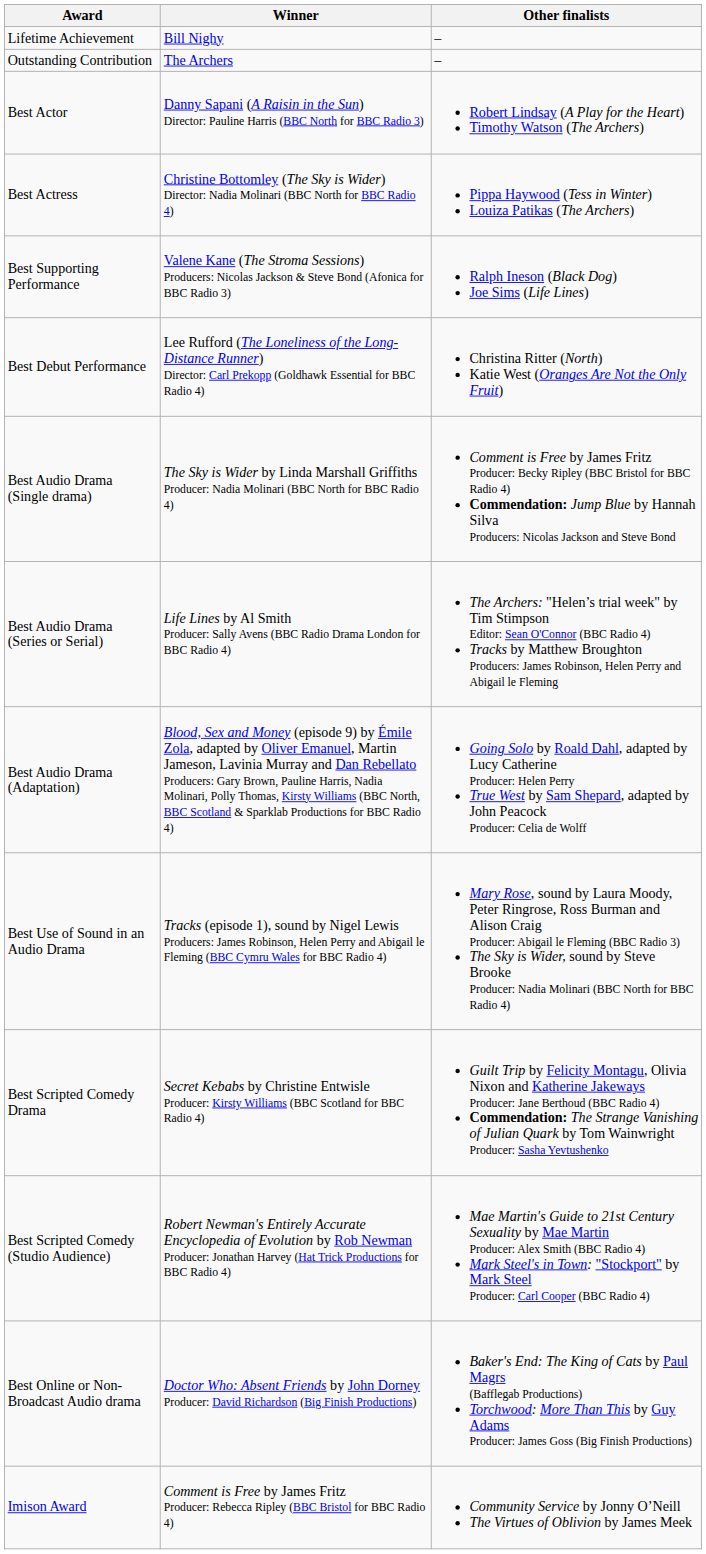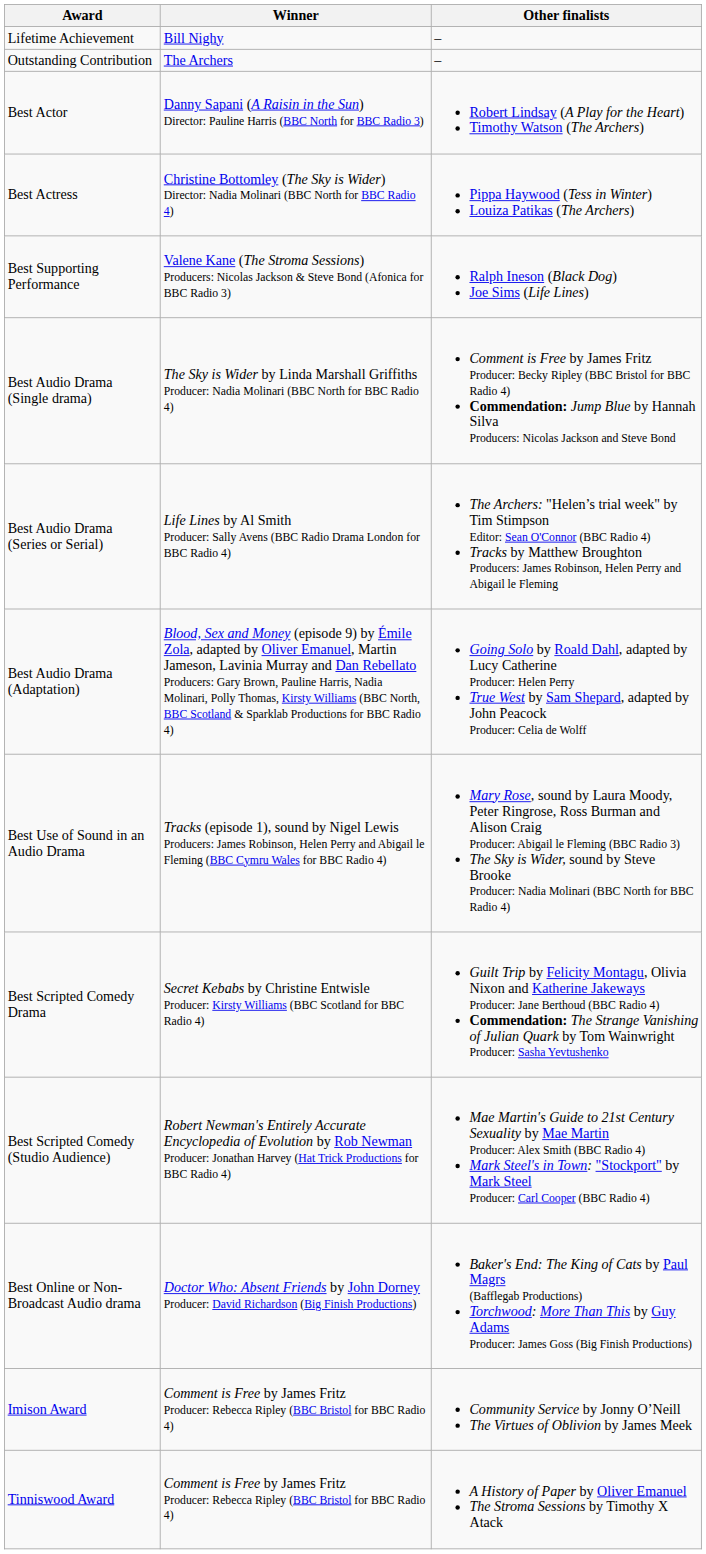- row: (77, 367)
+ row: (61, 1499)
